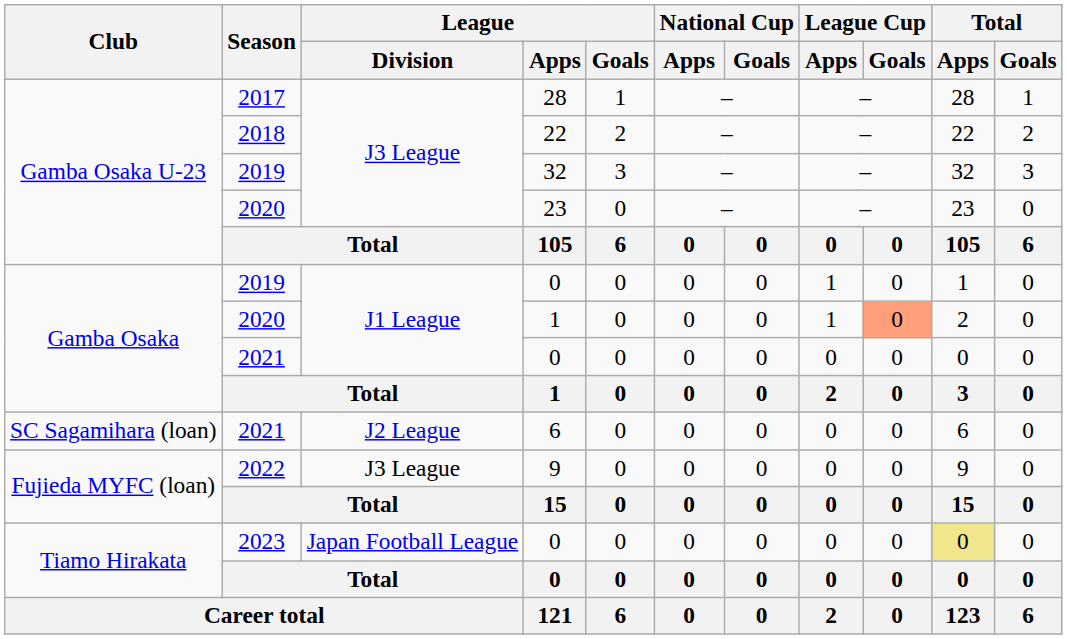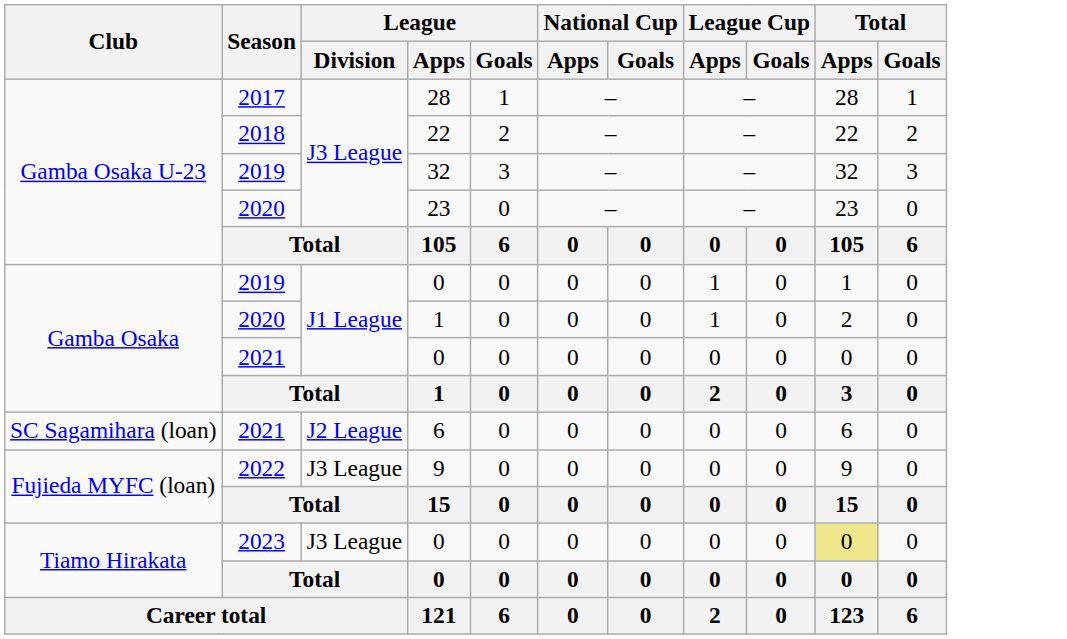(897, 319) lightsalmon background -> (781, 319) no background
(412, 541) Japan Football League -> (354, 541) J3 League
